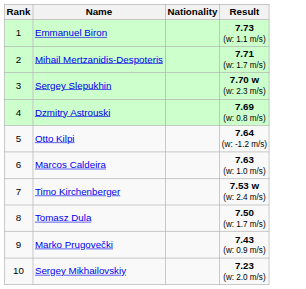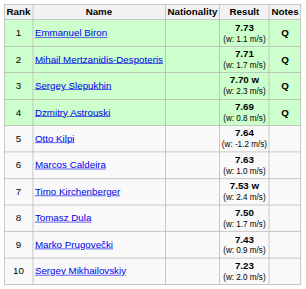+ column: (285, 12)
